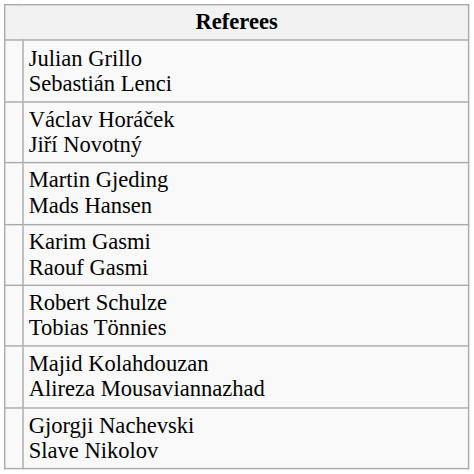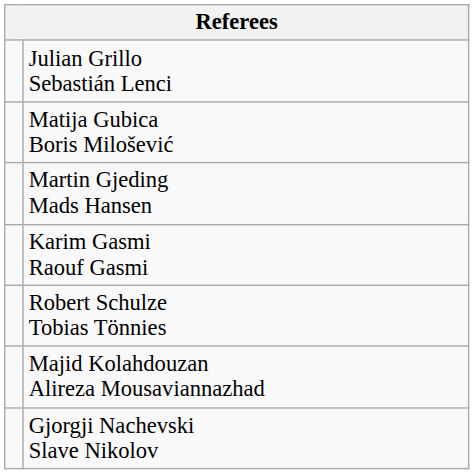+ row: (101, 132)
- row: (102, 132)
